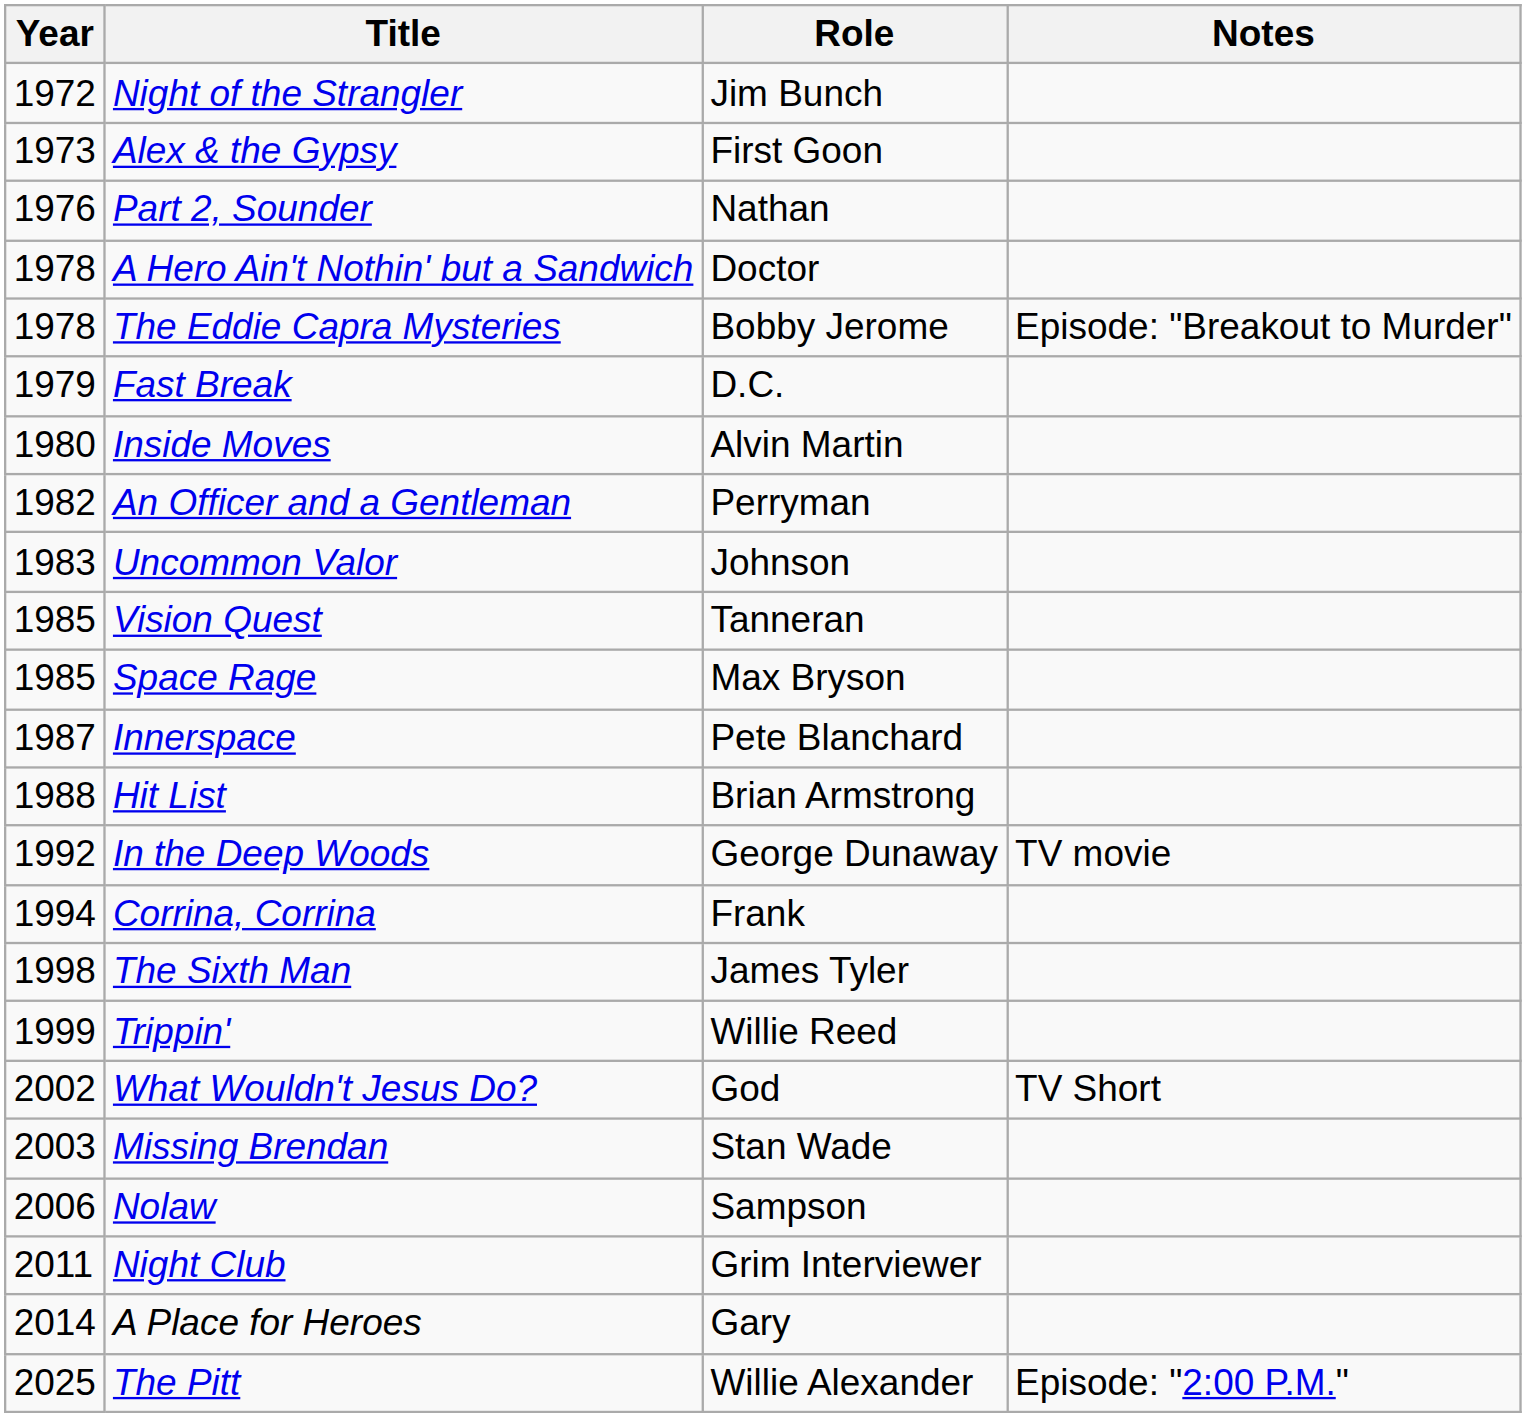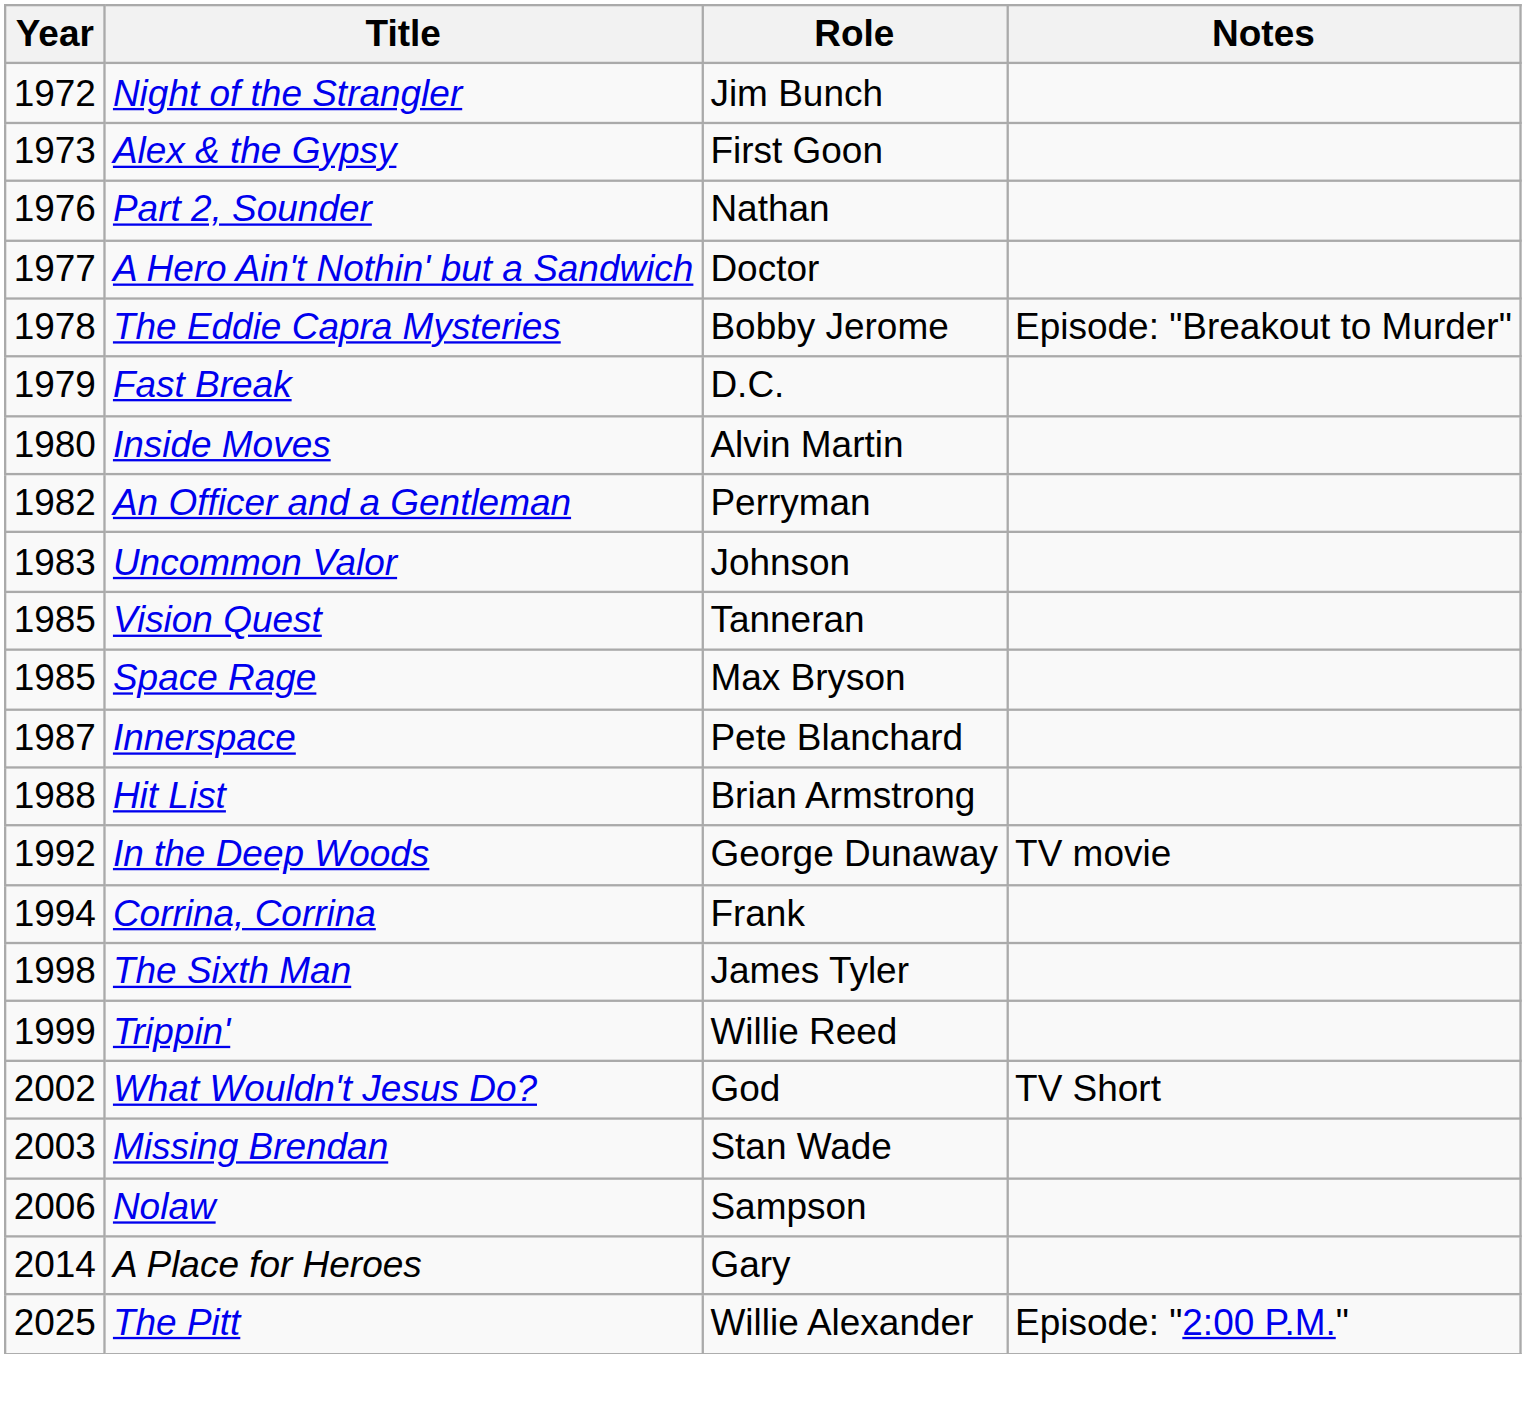(55, 268) 1978 -> (55, 268) 1977
- row: (199, 1264)
